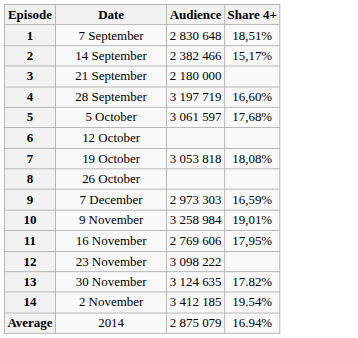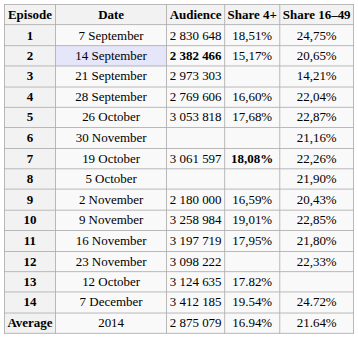+ column: (317, 14)
(111, 55) no background -> (111, 55) lavender background
(196, 55) normal -> (196, 55) bold
(196, 76) 2 180 000 -> (196, 76) 2 973 303
(196, 96) 3 197 719 -> (196, 96) 2 769 606
(111, 117) 5 October -> (111, 117) 26 October
(196, 117) 3 061 597 -> (196, 117) 3 053 818
(111, 138) 12 October -> (111, 138) 30 November
(196, 158) 3 053 818 -> (196, 158) 3 061 597
(252, 158) normal -> (252, 158) bold
(111, 179) 26 October -> (111, 179) 5 October
(111, 199) 7 December -> (111, 199) 2 November
(196, 199) 2 973 303 -> (196, 199) 2 180 000
(196, 240) 2 769 606 -> (196, 240) 3 197 719
(111, 281) 30 November -> (111, 281) 12 October
(111, 302) 2 November -> (111, 302) 7 December
